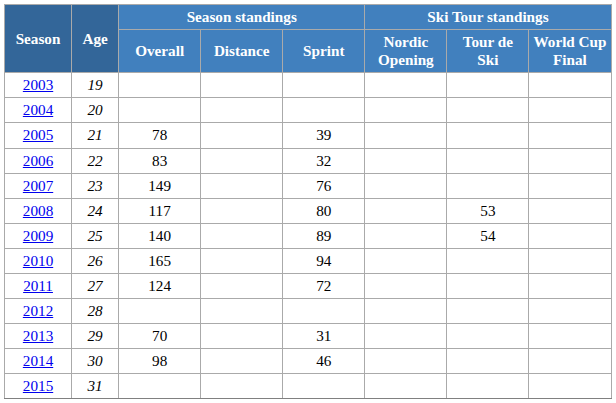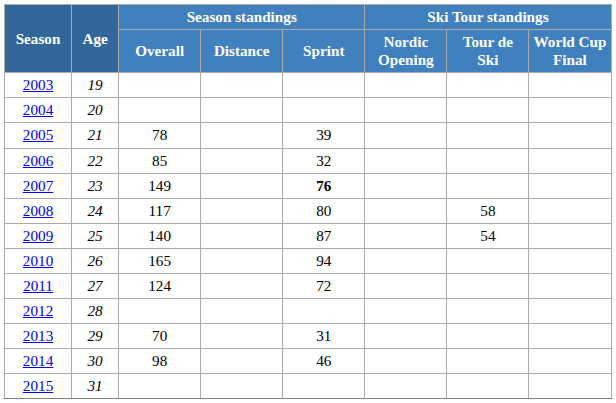(160, 160) 83 -> (160, 160) 85
(324, 185) normal -> (324, 185) bold
(488, 210) 53 -> (488, 210) 58
(324, 235) 89 -> (324, 235) 87
